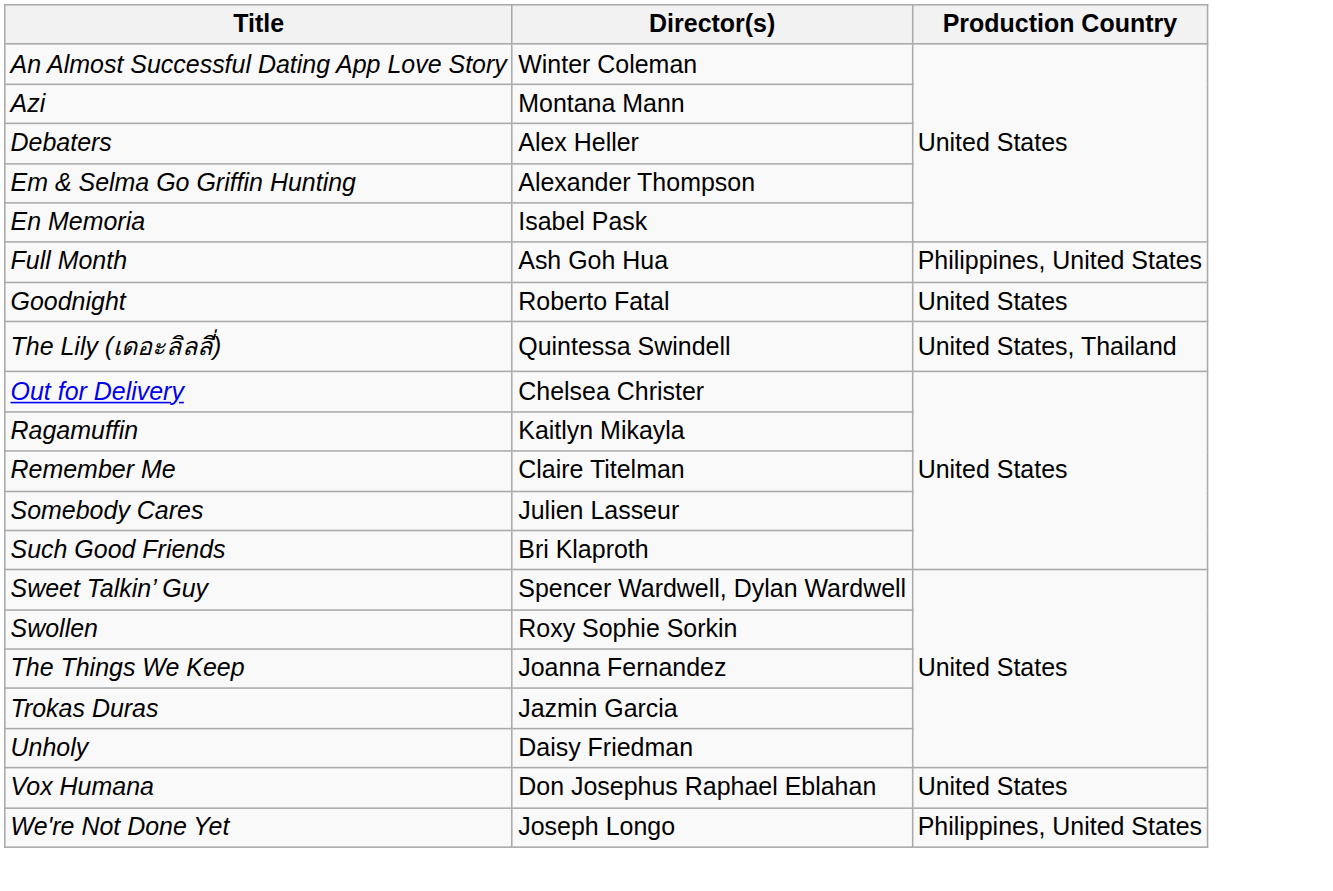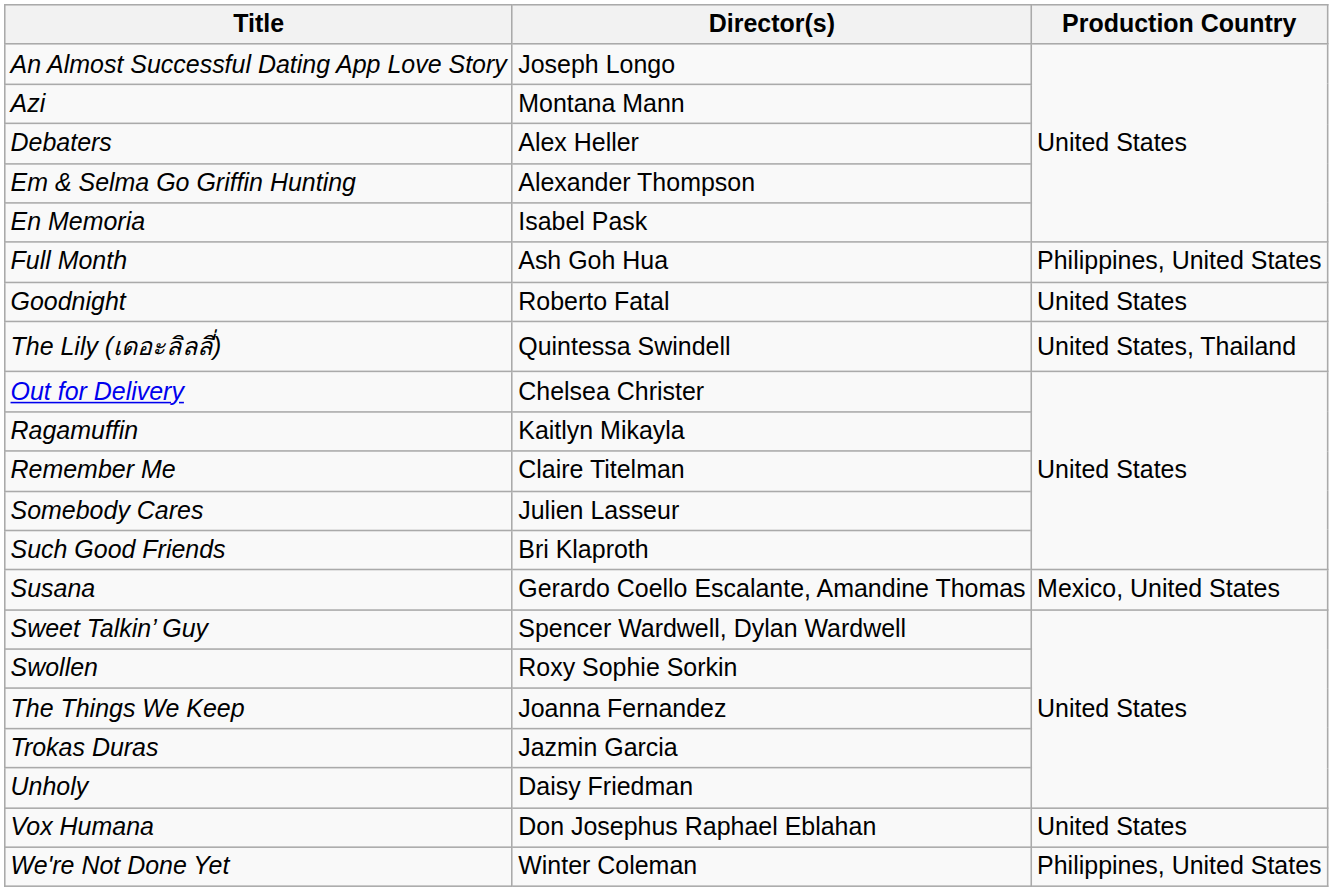(608, 63) Winter Coleman -> (597, 63) Joseph Longo
+ row: (53, 589)
(597, 826) Joseph Longo -> (608, 866) Winter Coleman
